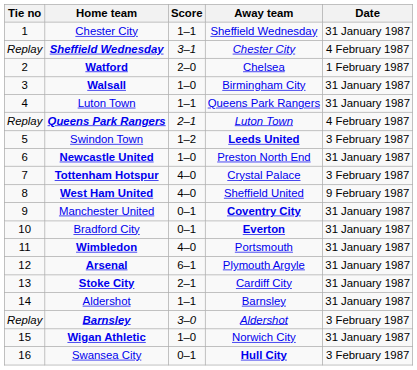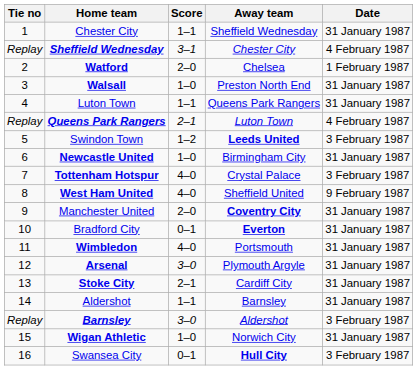(264, 85) Birmingham City -> (264, 85) Preston North End
(264, 157) Preston North End -> (264, 157) Birmingham City
(187, 211) 0–1 -> (187, 211) 2–0
(187, 265) 6–1 -> (187, 265) 3–0
